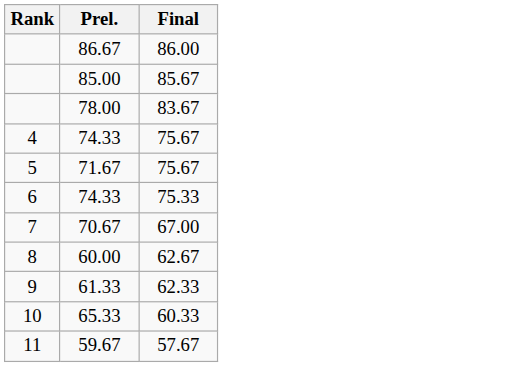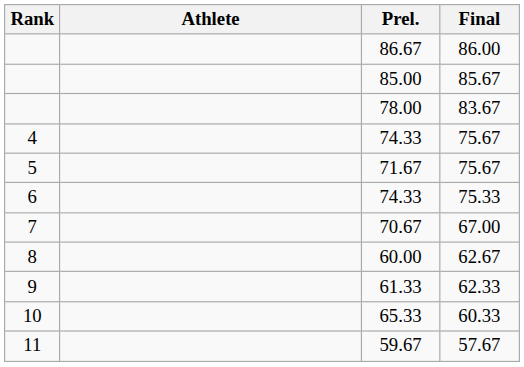+ column: (211, 19)
